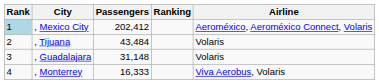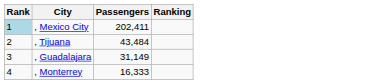- column: (284, 12)
(132, 27) 202,412 -> (132, 27) 202,411
(135, 57) 31,148 -> (135, 57) 31,149
